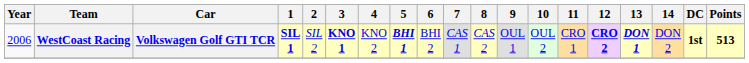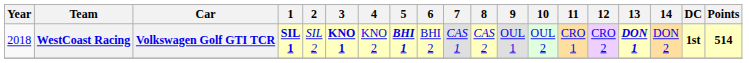(19, 40) 2006 -> (19, 40) 2018
(604, 40) bold -> (603, 40) normal
(725, 40) 513 -> (723, 40) 514
